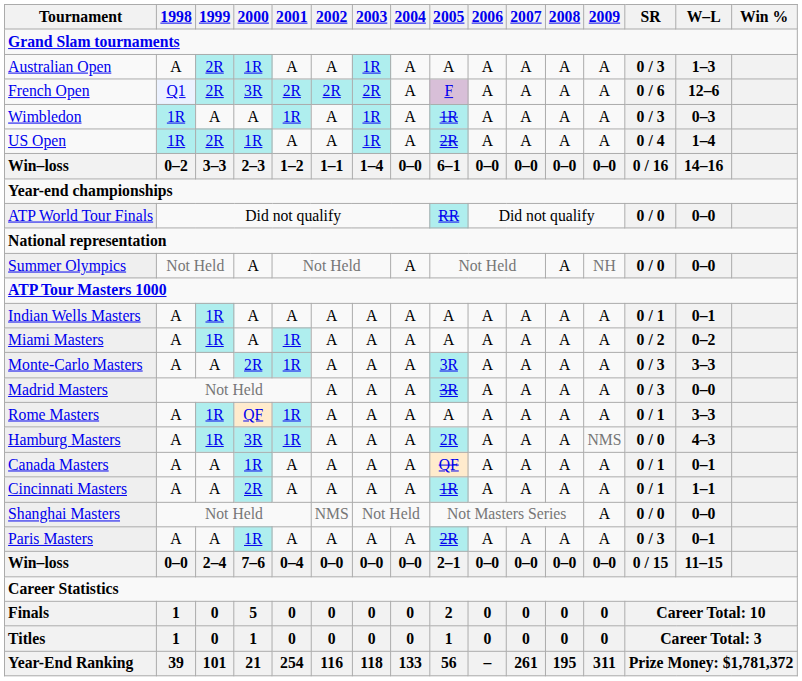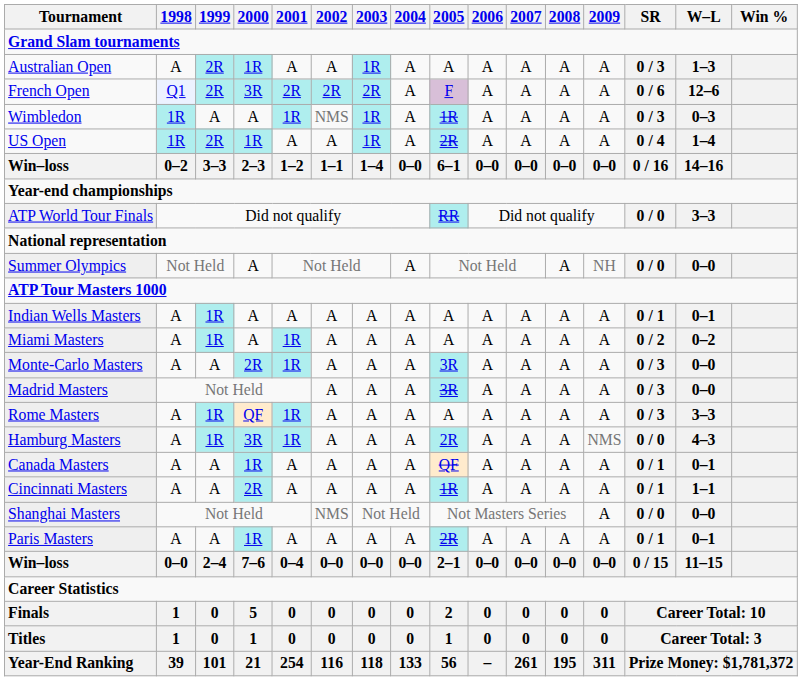(332, 116) A -> (332, 116) NMS
(704, 215) 0–0 -> (704, 215) 3–3
(704, 365) 3–3 -> (704, 365) 0–0
(651, 414) 0 / 1 -> (651, 414) 0 / 3
(651, 539) 0 / 3 -> (651, 539) 0 / 1
